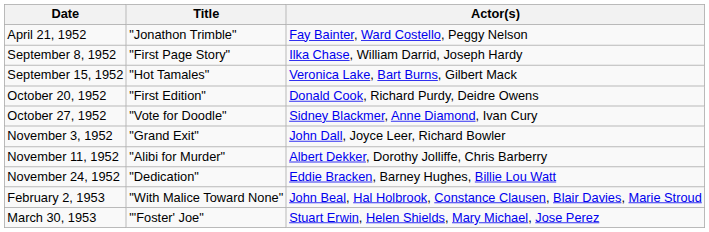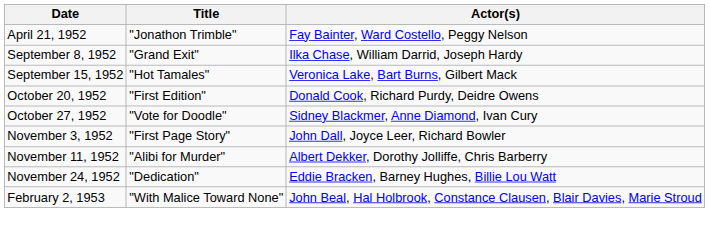(180, 55) "First Page Story" -> (164, 55) "Grand Exit"
(164, 136) "Grand Exit" -> (180, 136) "First Page Story"
- row: (52, 217)
